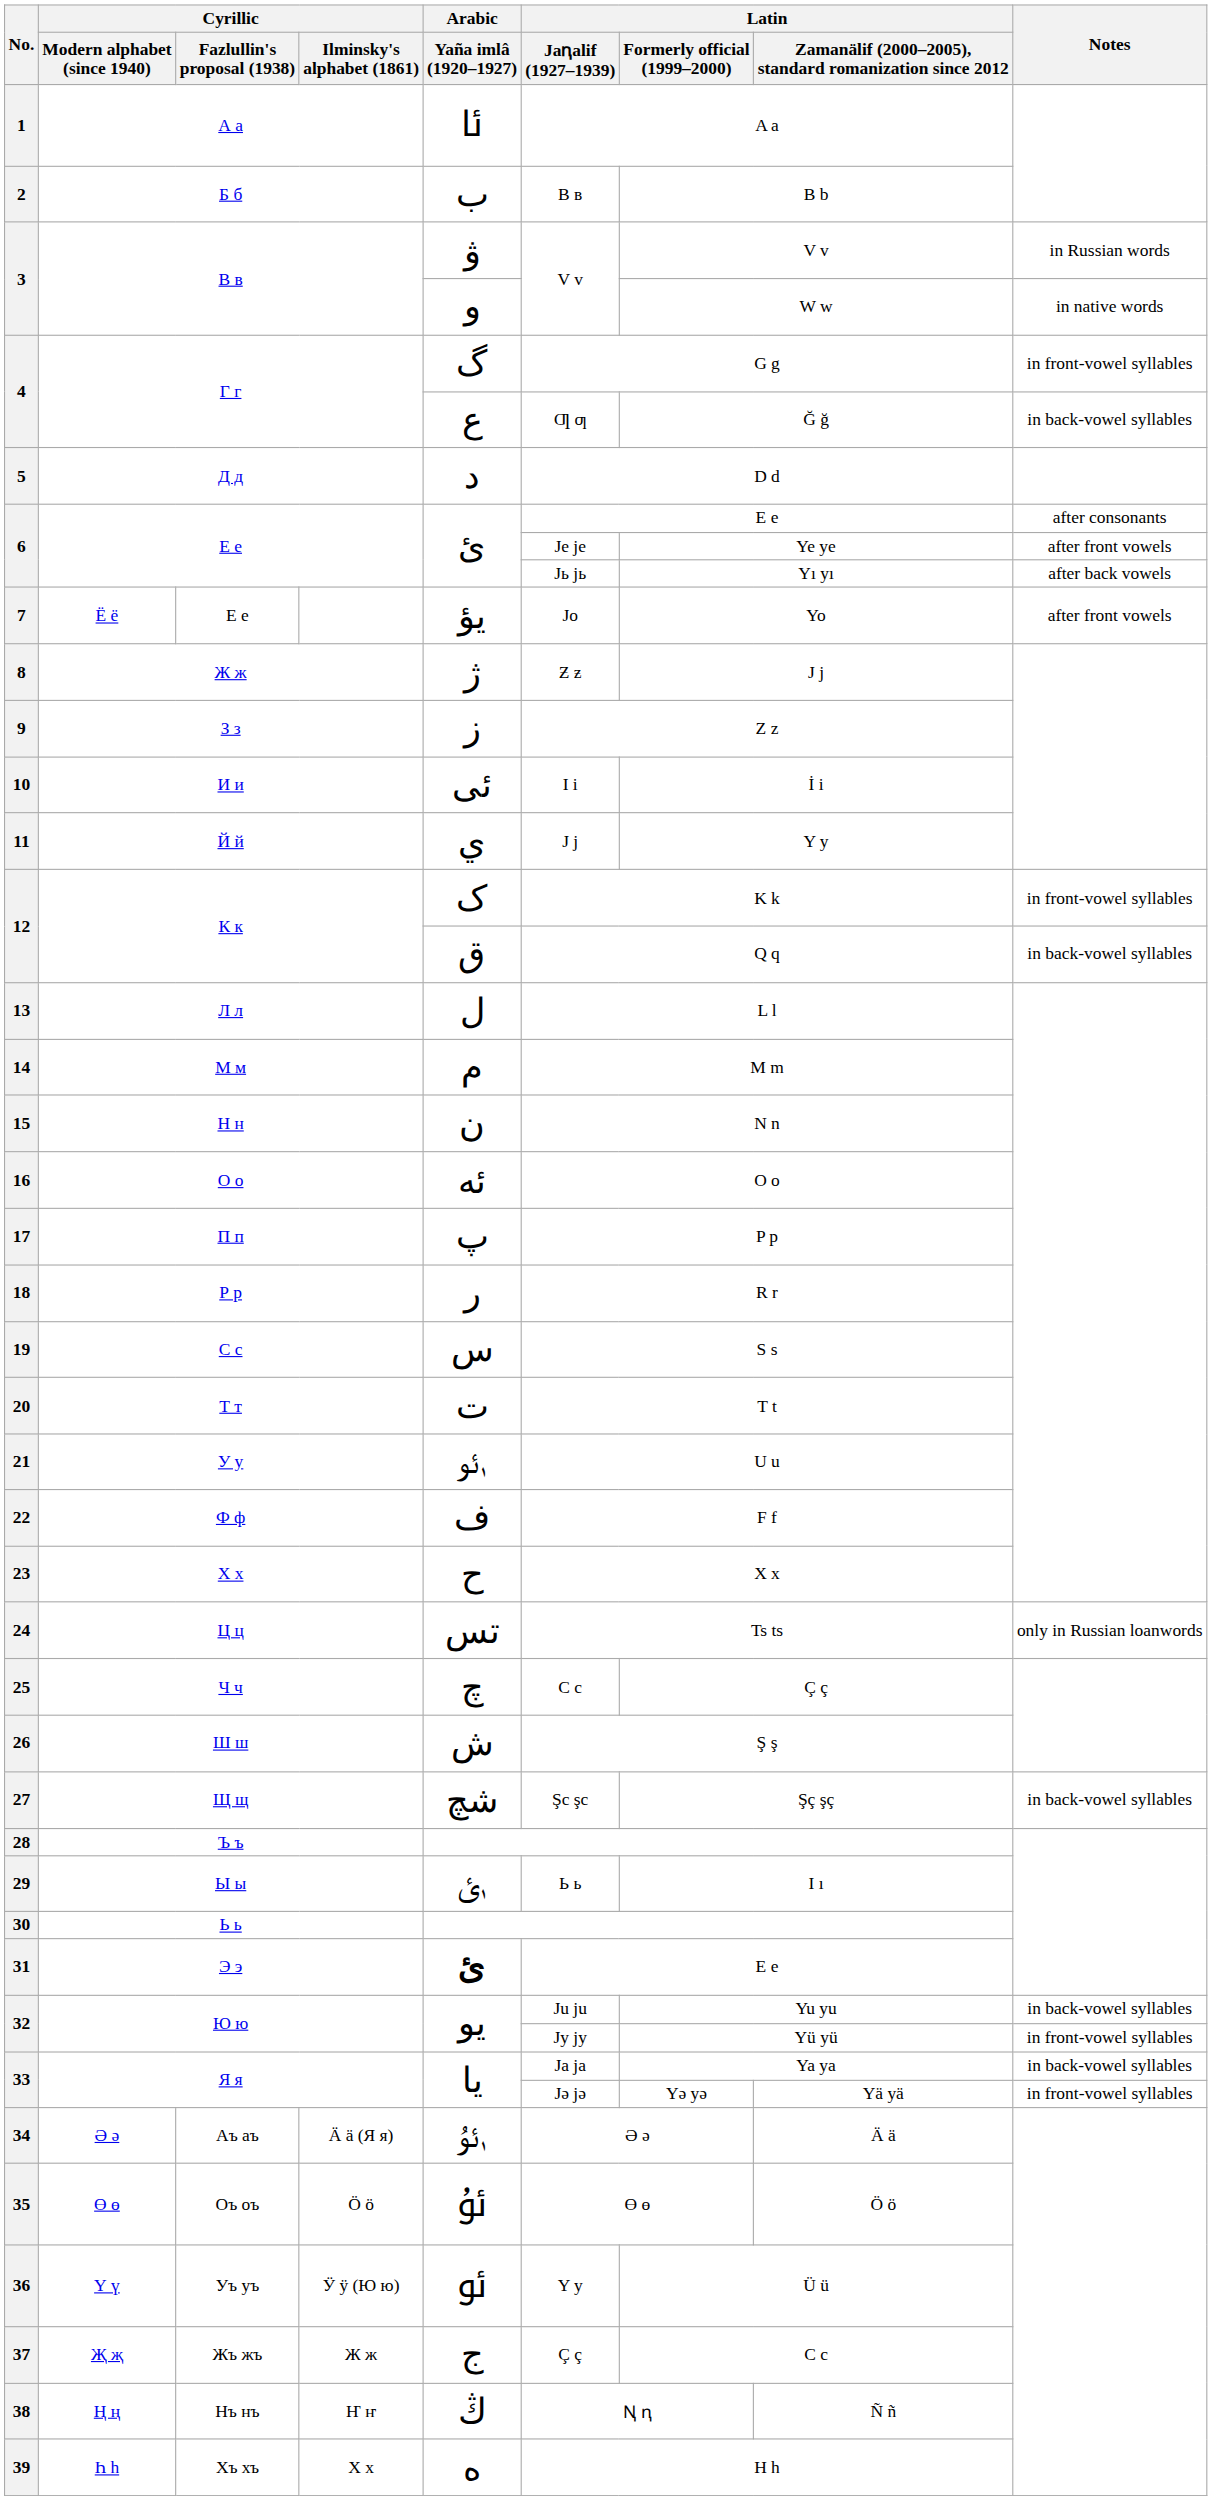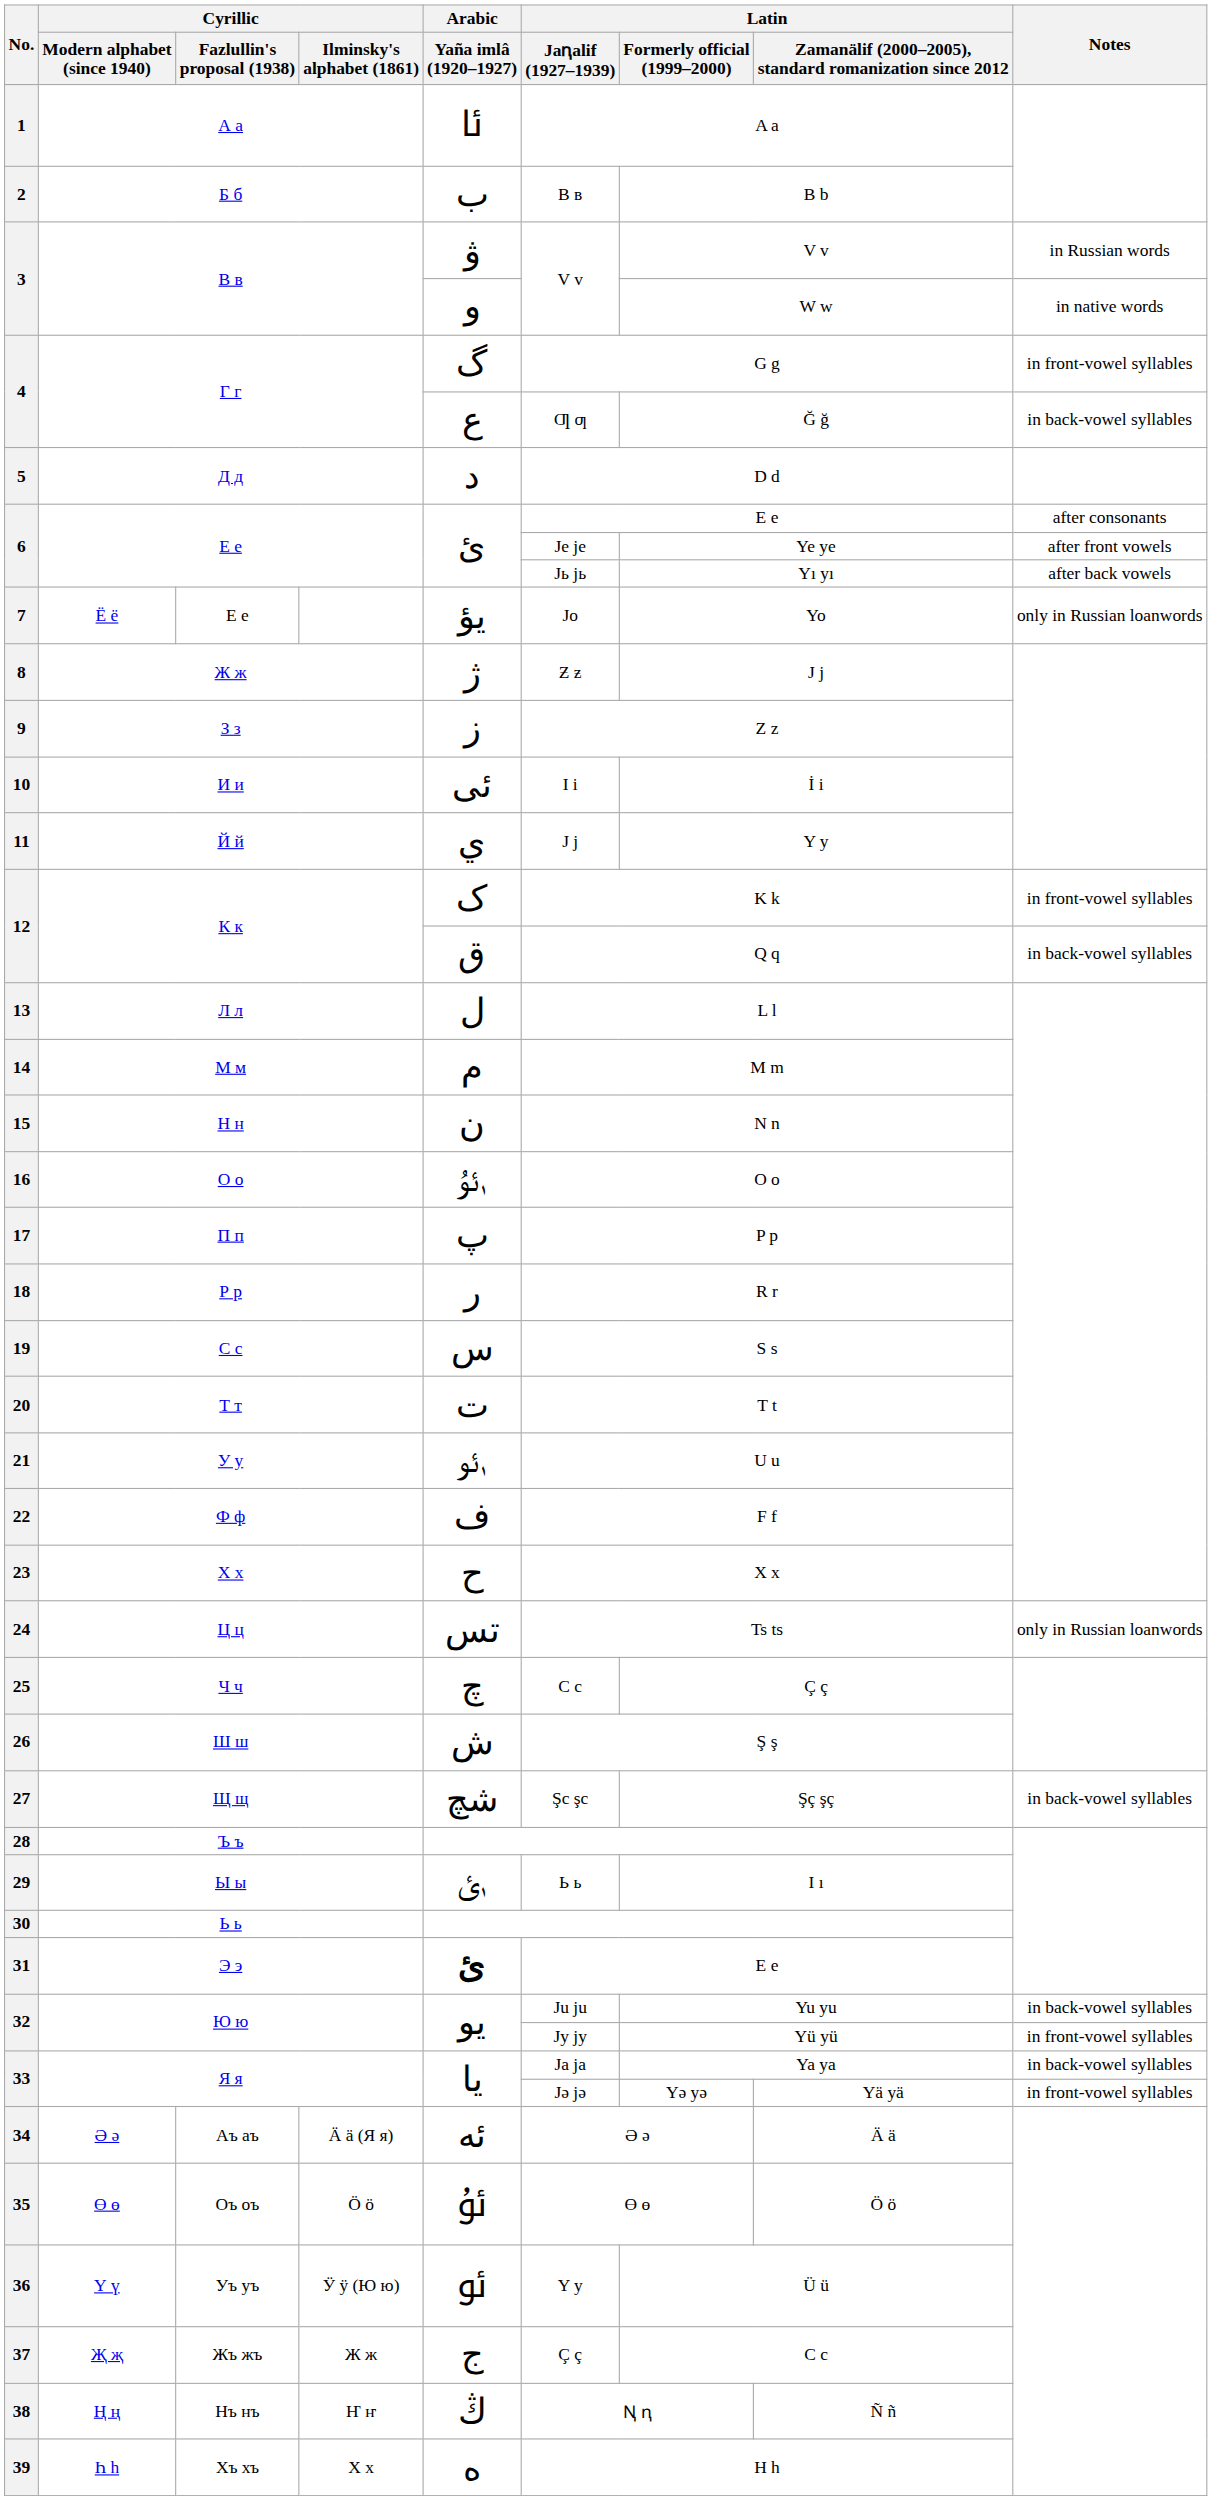(1110, 615) after front vowels -> (1110, 615) only in Russian loanwords
(472, 1180) ﺋﻪ -> (472, 1179) ࢭئۇ
(472, 2135) ࢭئۇ -> (472, 2135) ﺋﻪ
